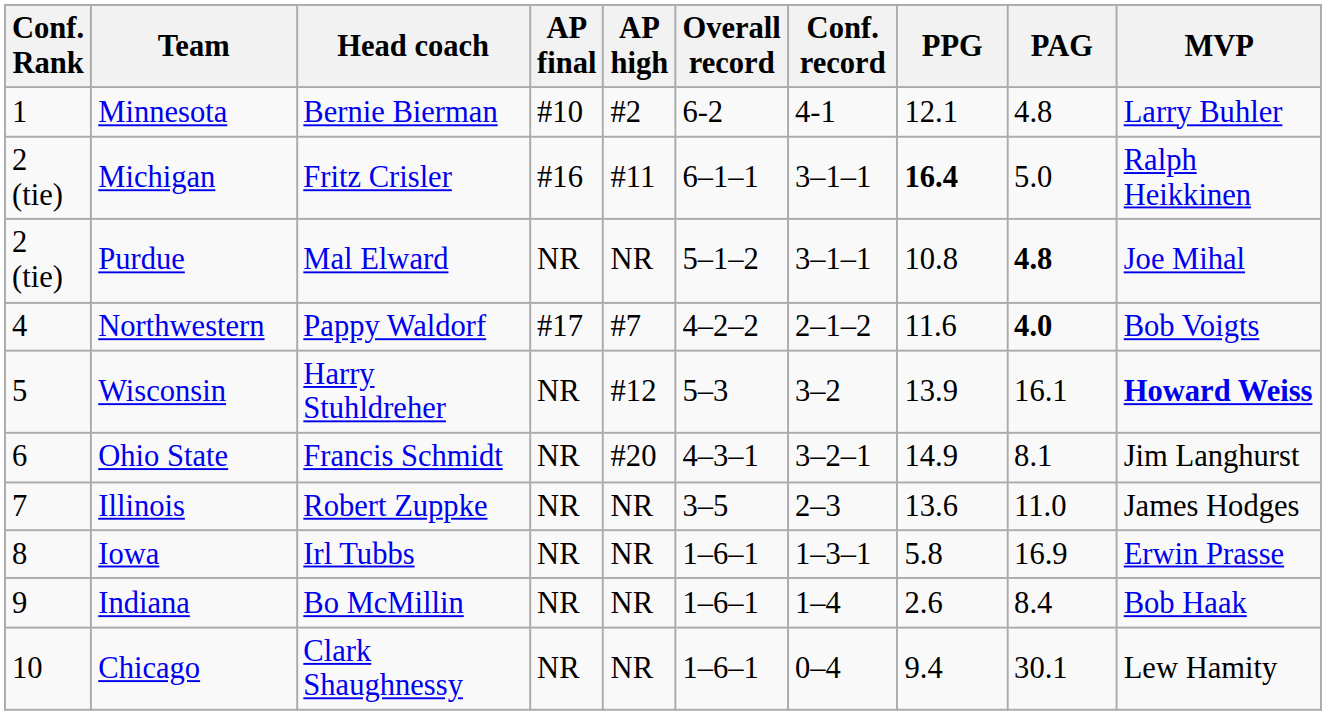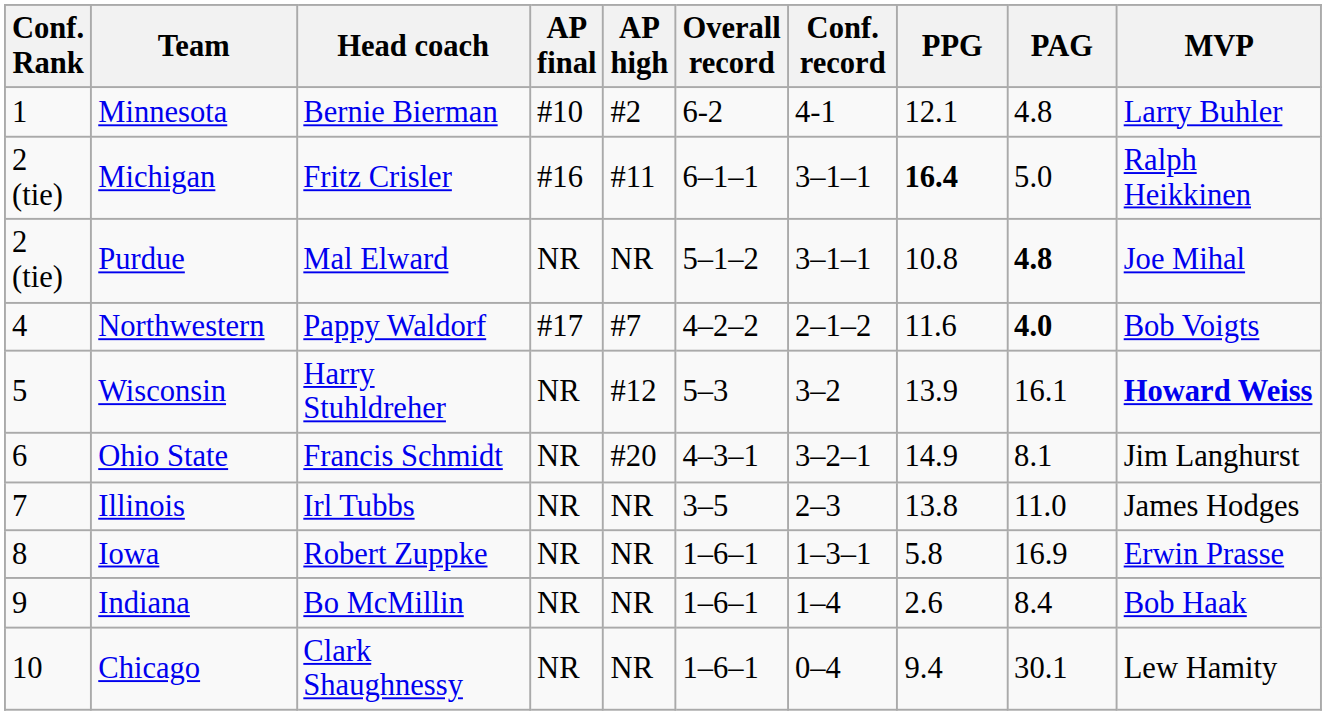(395, 505) Robert Zuppke -> (359, 505) Irl Tubbs
(931, 505) 13.6 -> (931, 505) 13.8
(359, 553) Irl Tubbs -> (395, 553) Robert Zuppke
